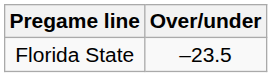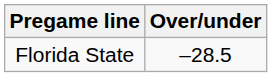(206, 54) –23.5 -> (206, 54) –28.5
